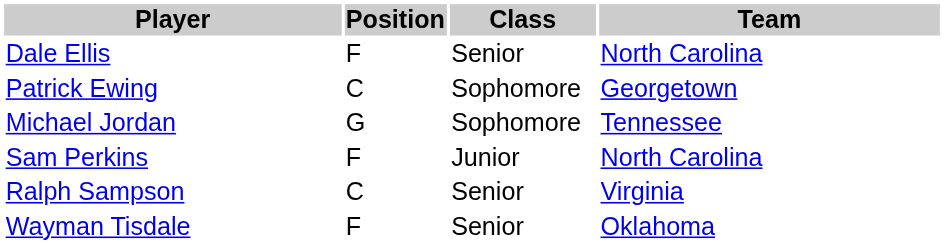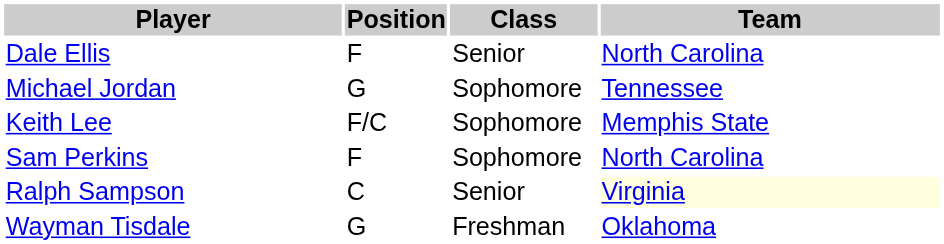- row: (82, 88)
+ row: (59, 123)
(485, 157) Junior -> (517, 157) Sophomore
(642, 192) no background -> (643, 192) lightyellow background
(353, 226) F -> (357, 226) G
(487, 226) Senior -> (509, 226) Freshman
